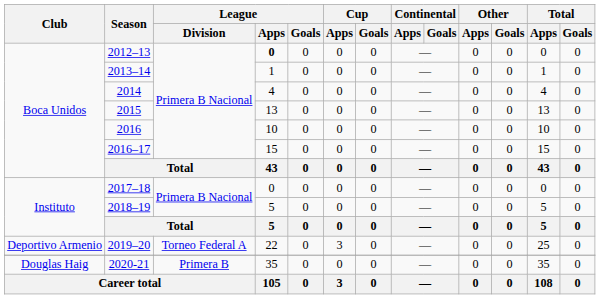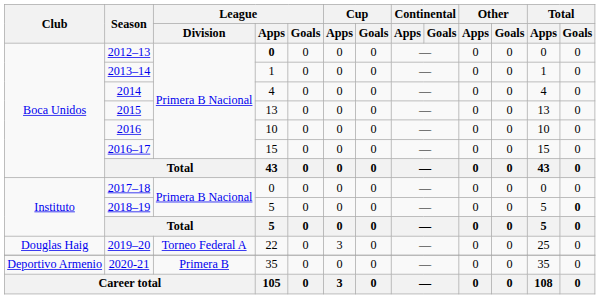(577, 206) normal -> (577, 206) bold
(55, 245) Deportivo Armenio -> (55, 245) Douglas Haig
(55, 264) Douglas Haig -> (55, 264) Deportivo Armenio
